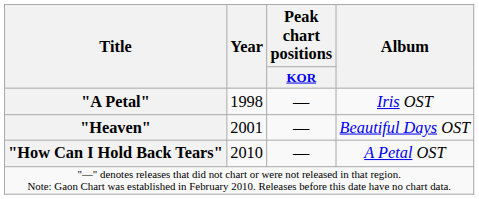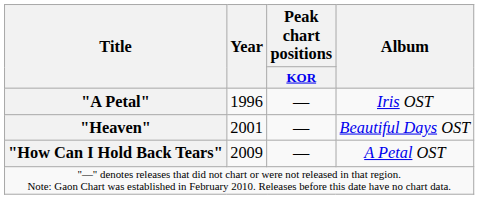(247, 101) 1998 -> (247, 101) 1996
(247, 153) 2010 -> (247, 153) 2009
